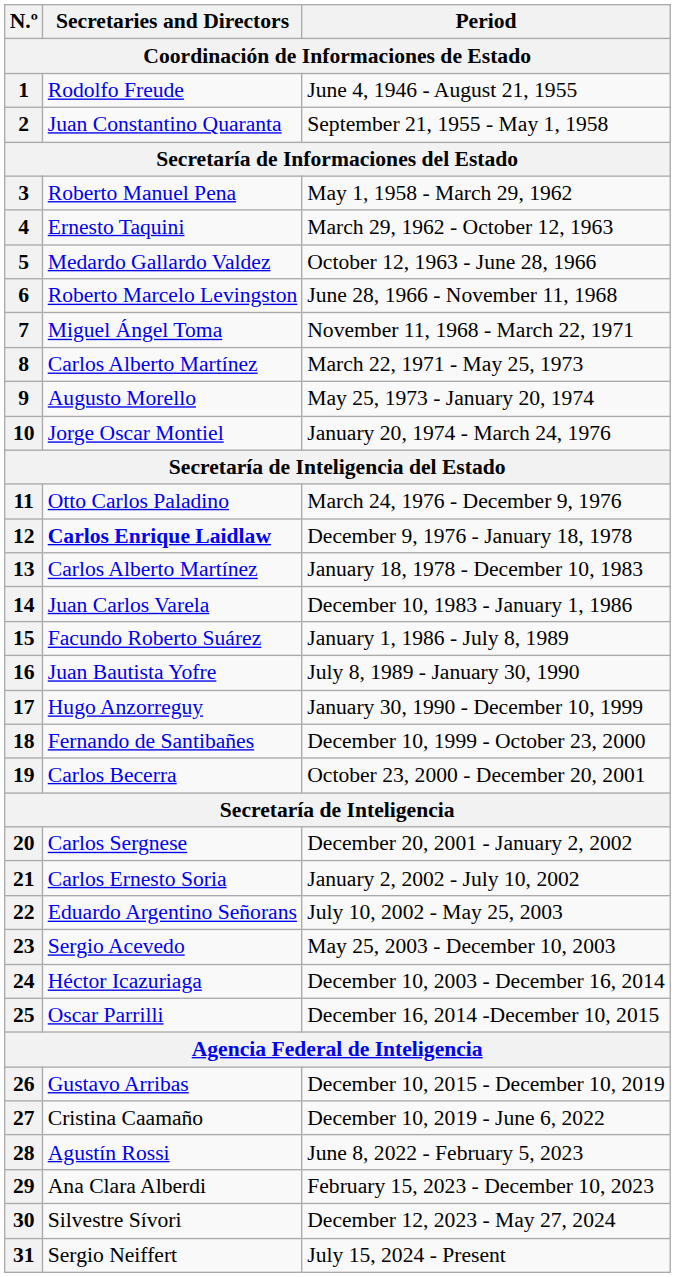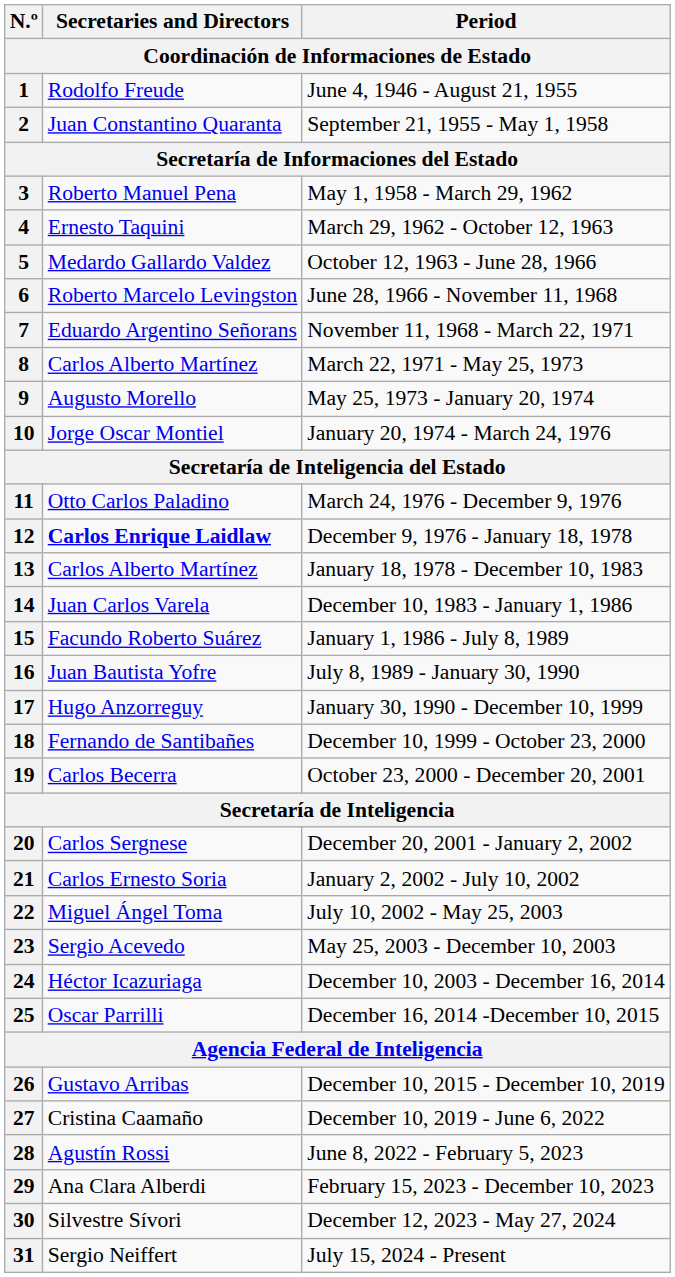(135, 329) Miguel Ángel Toma -> (172, 329) Eduardo Argentino Señorans
(172, 912) Eduardo Argentino Señorans -> (135, 912) Miguel Ángel Toma
